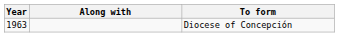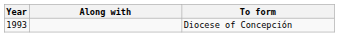(17, 25) 1963 -> (17, 25) 1993
